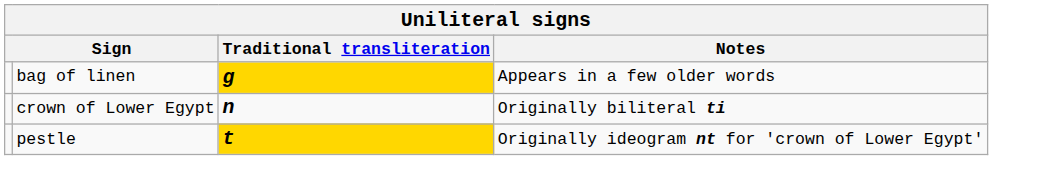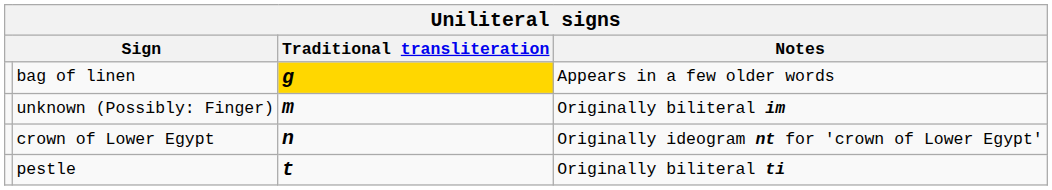+ row: (145, 108)
(612, 108) Originally biliteral ti -> (800, 139) Originally ideogram nt for 'crown of Lower Egypt'
(228, 139) gold background -> (288, 170) no background
(741, 139) Originally ideogram nt for 'crown of Lower Egypt' -> (671, 170) Originally biliteral ti
